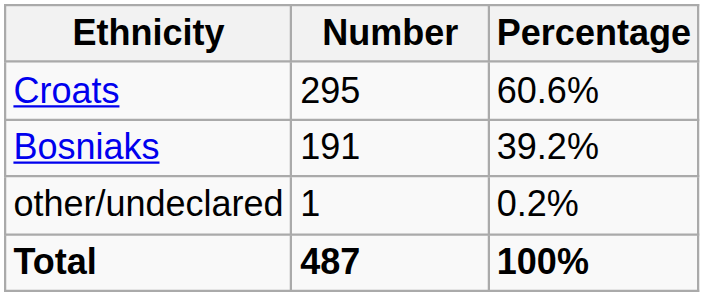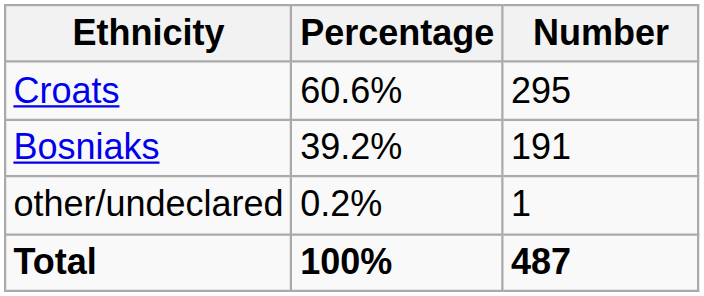columns swapped: (390, 33) <-> (594, 33)
